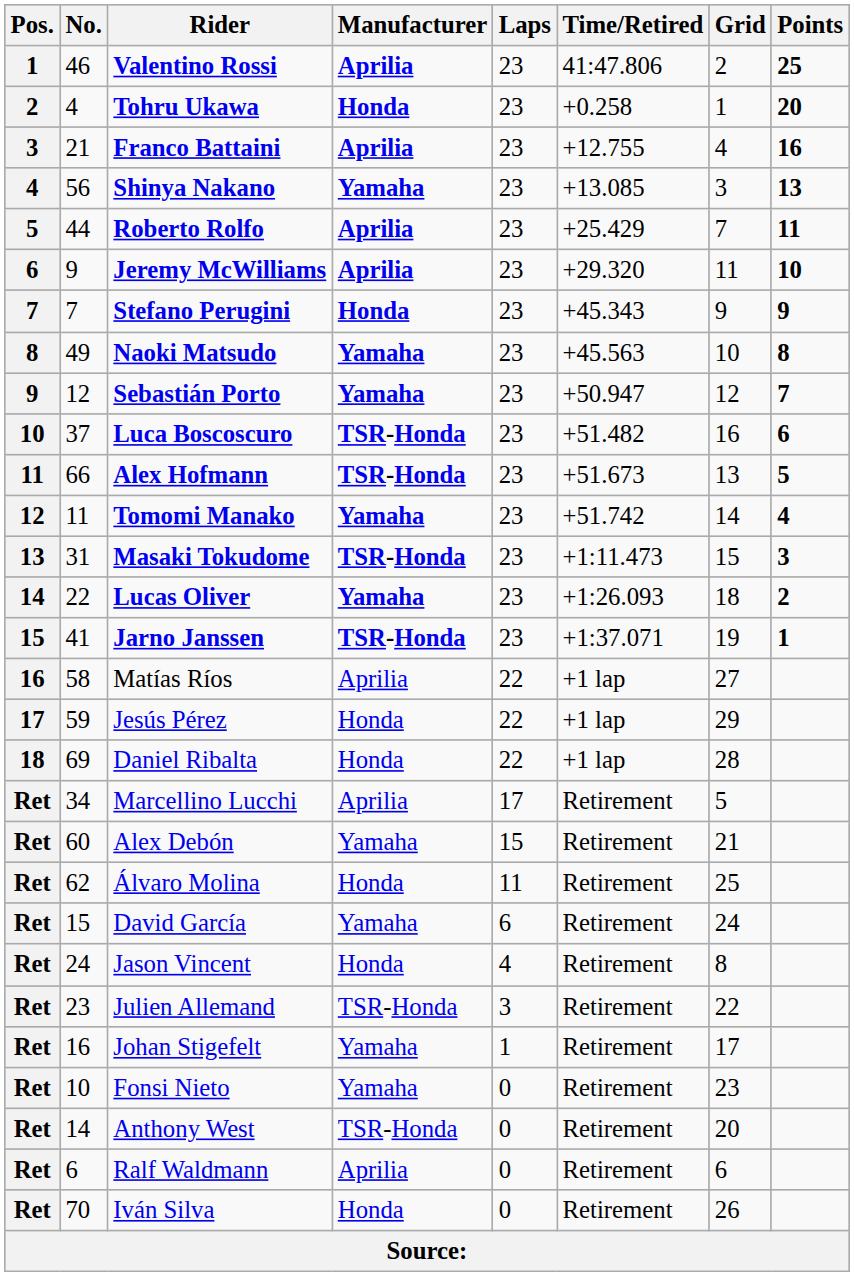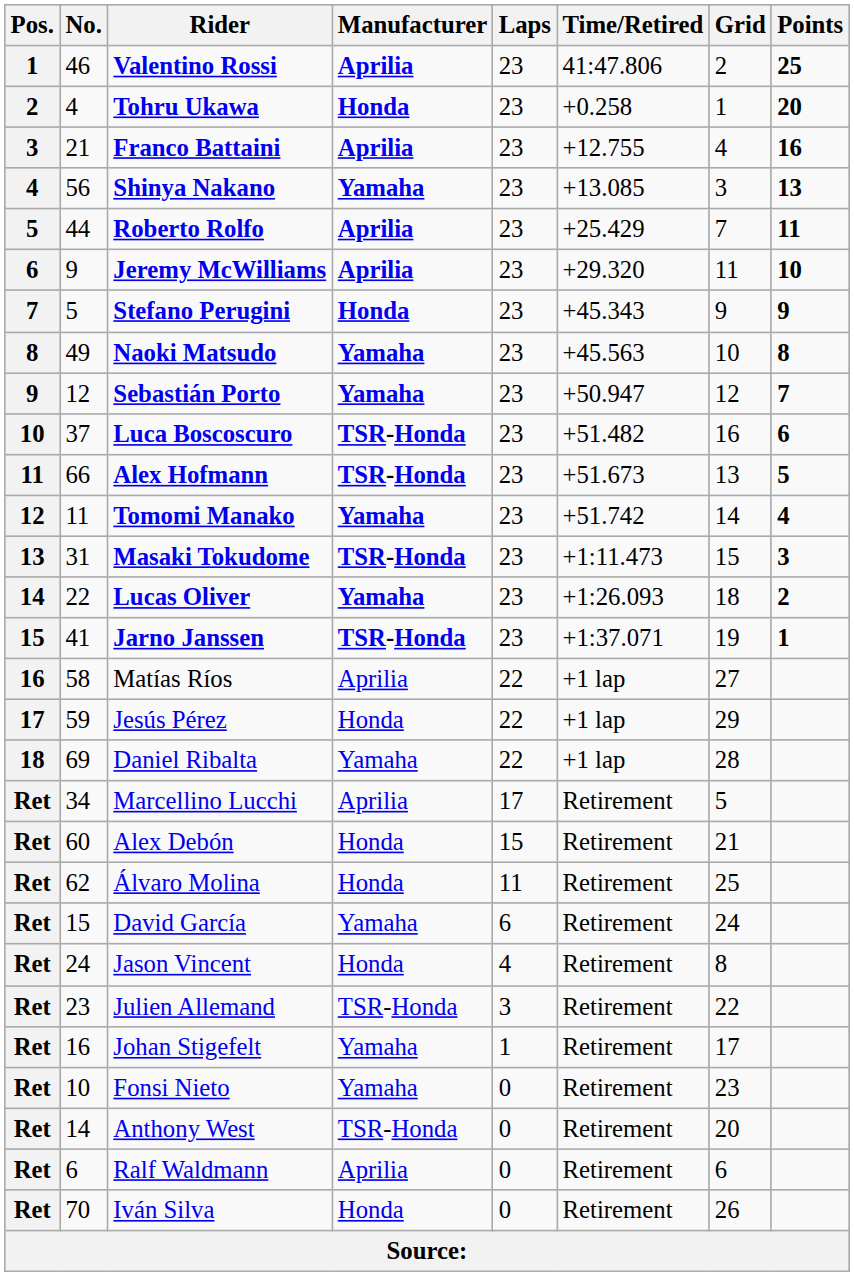(72, 311) 7 -> (72, 311) 5
(371, 760) Honda -> (378, 760) Yamaha
(378, 842) Yamaha -> (371, 842) Honda
